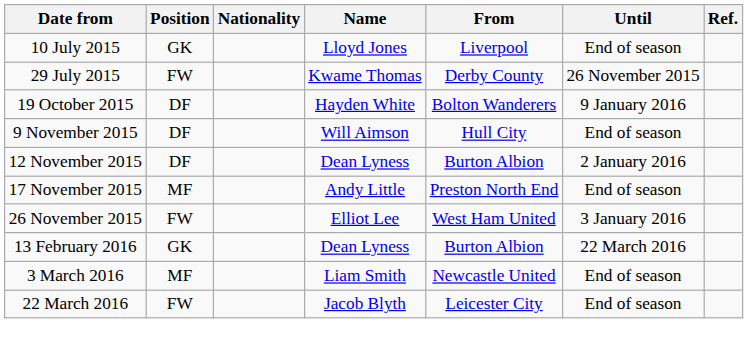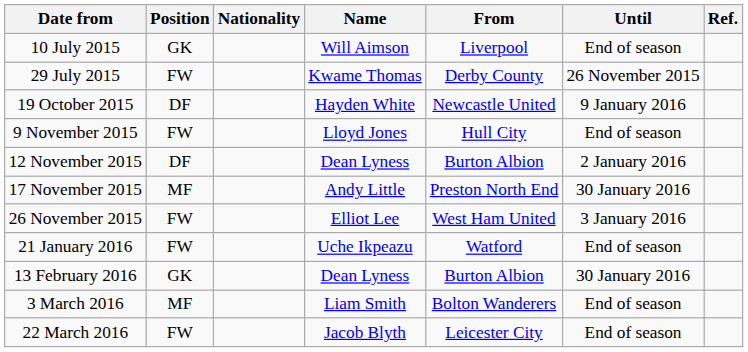(365, 47) Lloyd Jones -> (365, 47) Will Aimson
(494, 104) Bolton Wanderers -> (494, 104) Newcastle United
(180, 133) DF -> (180, 133) FW
(365, 133) Will Aimson -> (365, 133) Lloyd Jones
(633, 190) End of season -> (633, 190) 30 January 2016
+ row: (75, 247)
(633, 247) 22 March 2016 -> (633, 275) 30 January 2016
(494, 275) Newcastle United -> (494, 304) Bolton Wanderers
